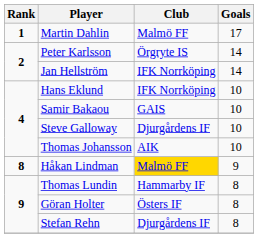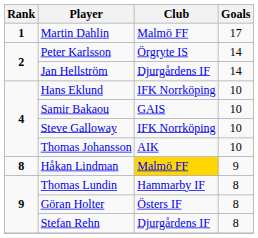(176, 71) IFK Norrköping -> (174, 71) Djurgårdens IF
(174, 128) Djurgårdens IF -> (176, 128) IFK Norrköping
